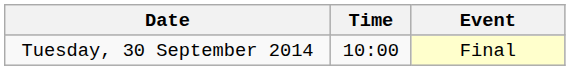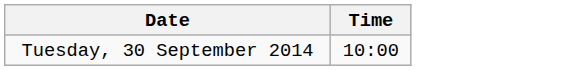- column: (488, 20)
